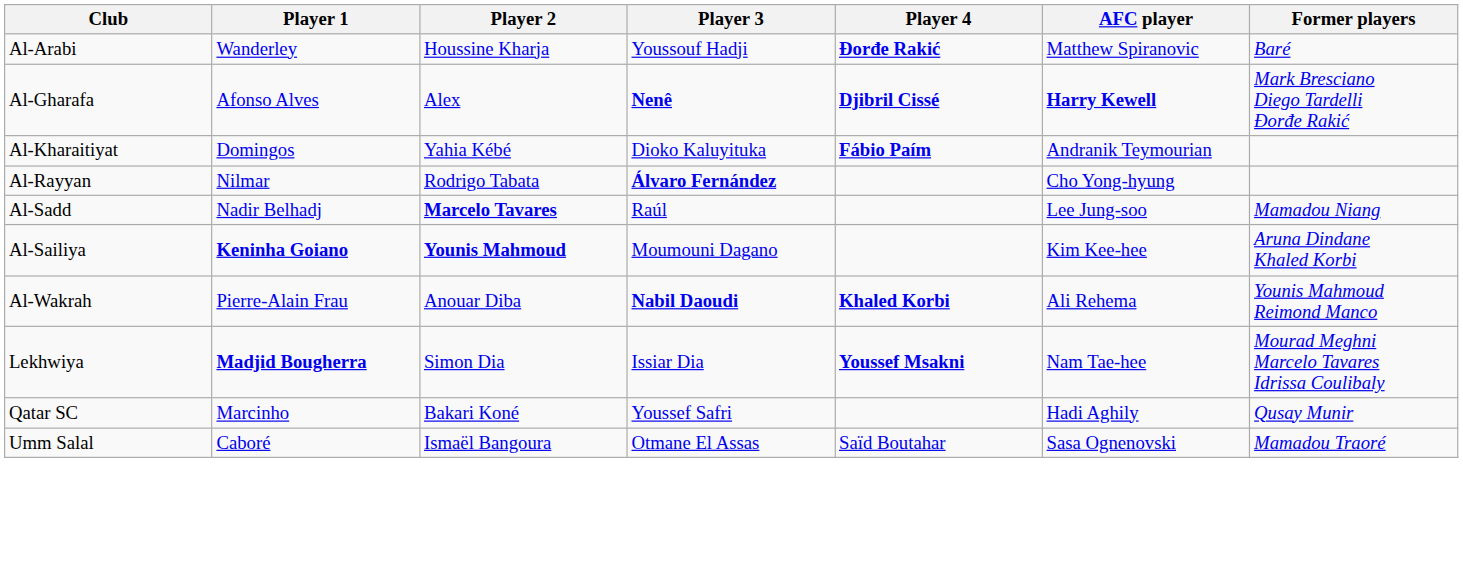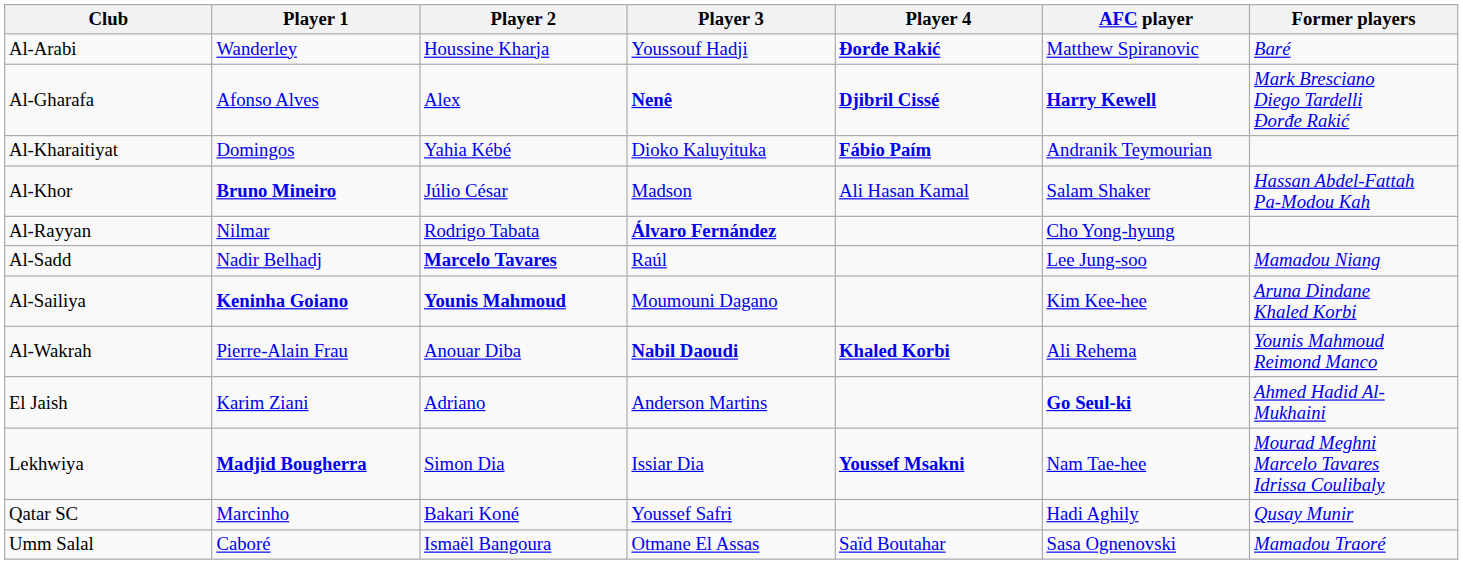+ row: (41, 190)
+ row: (38, 402)
